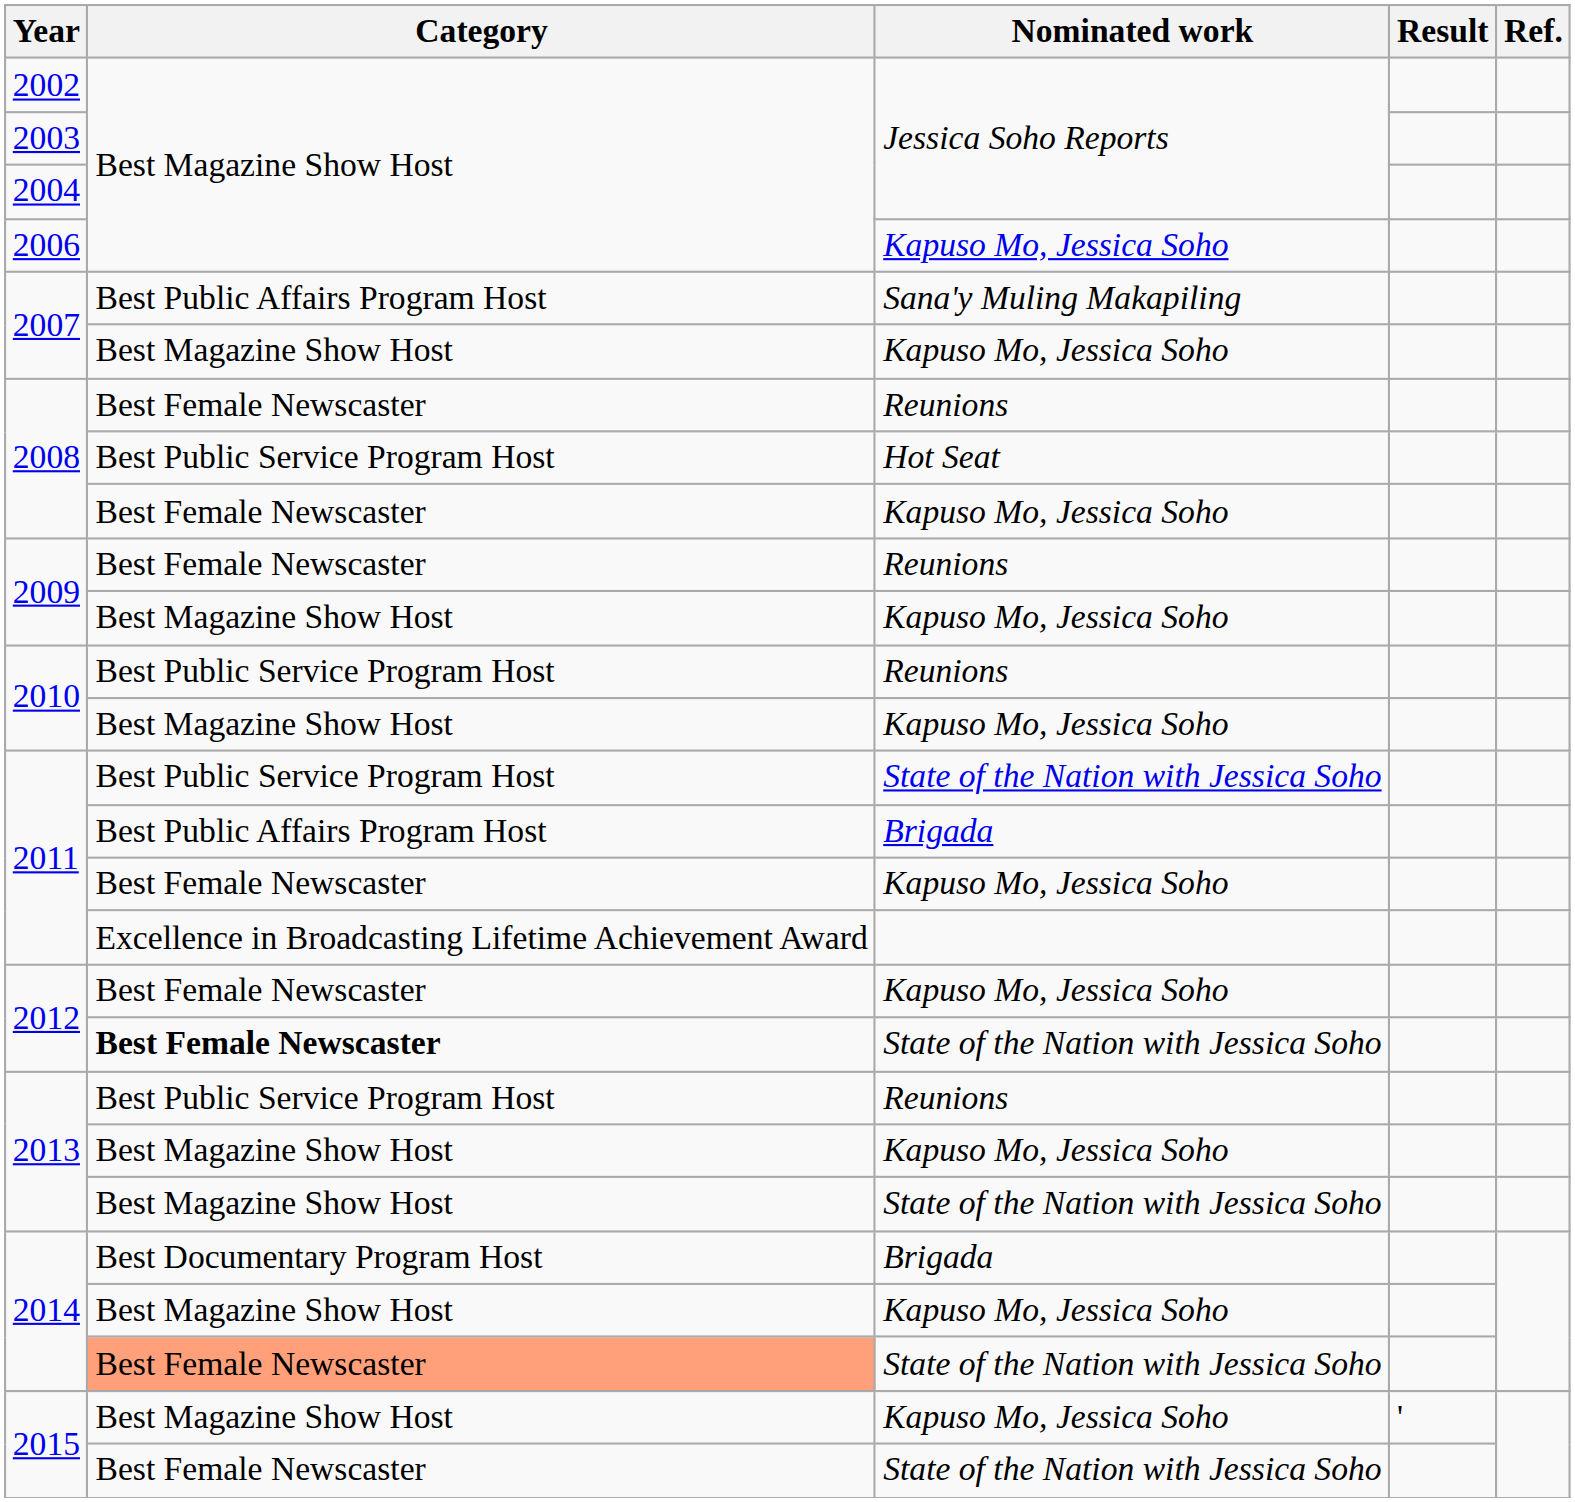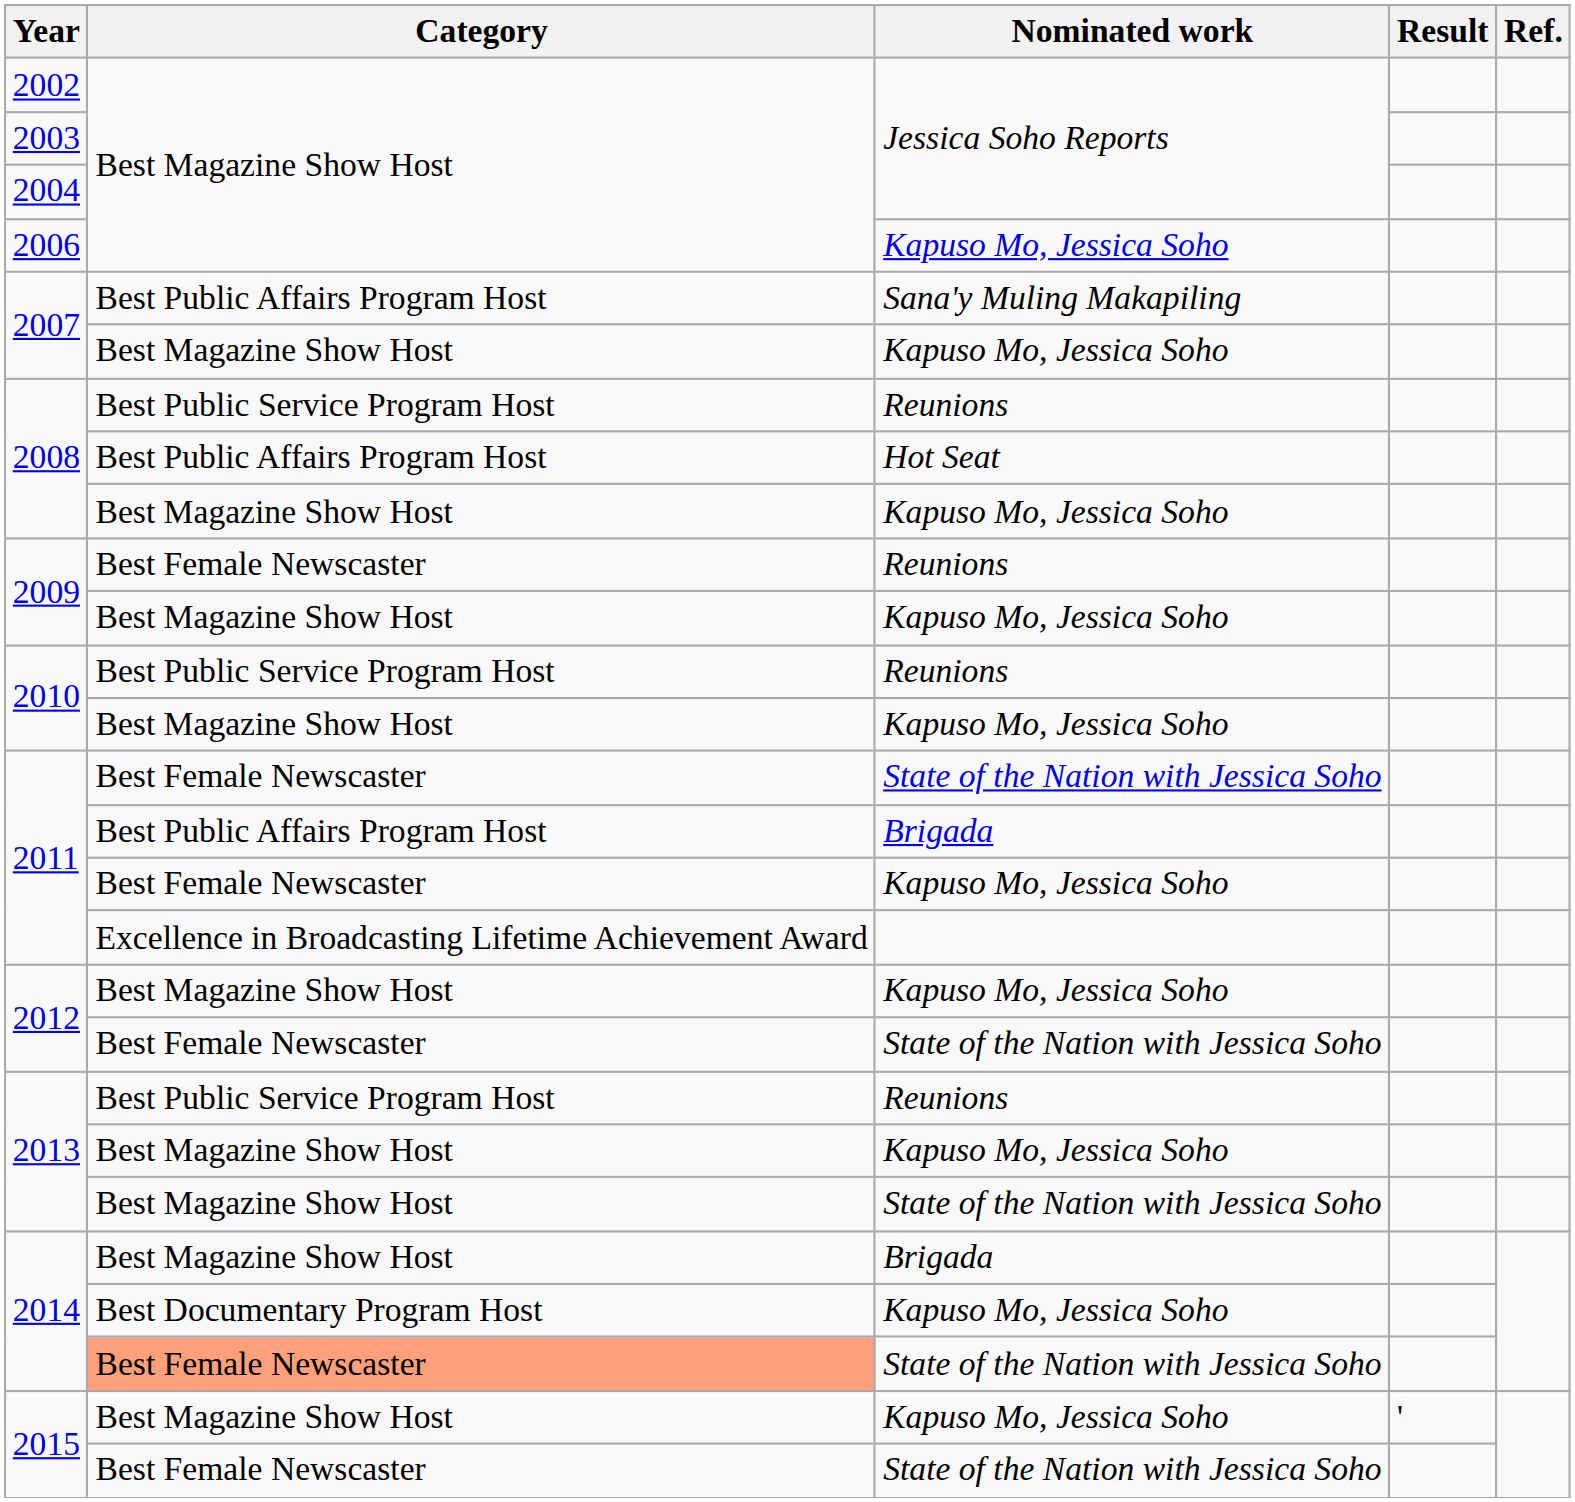(261, 404) Best Female Newscaster -> (325, 404) Best Public Service Program Host
(325, 457) Best Public Service Program Host -> (321, 457) Best Public Affairs Program Host
(261, 510) Best Female Newscaster -> (274, 510) Best Magazine Show Host
(325, 777) Best Public Service Program Host -> (261, 777) Best Female Newscaster
(261, 990) Best Female Newscaster -> (274, 990) Best Magazine Show Host
(268, 1043) bold -> (261, 1043) normal
(319, 1256) Best Documentary Program Host -> (274, 1256) Best Magazine Show Host
(274, 1310) Best Magazine Show Host -> (319, 1310) Best Documentary Program Host
